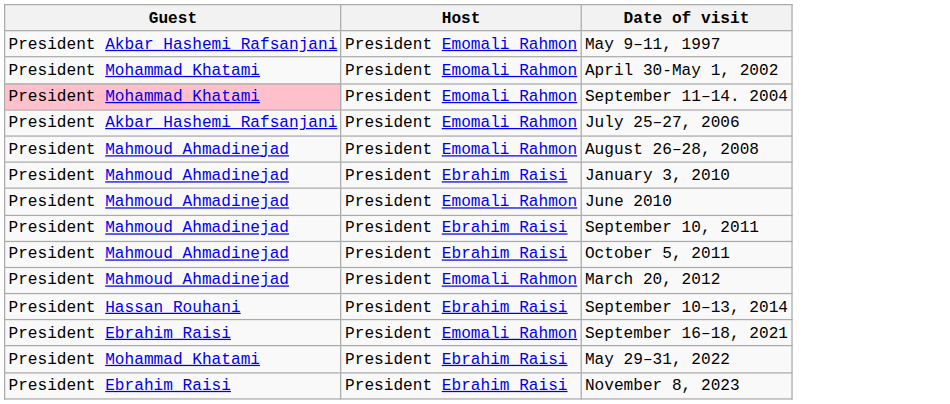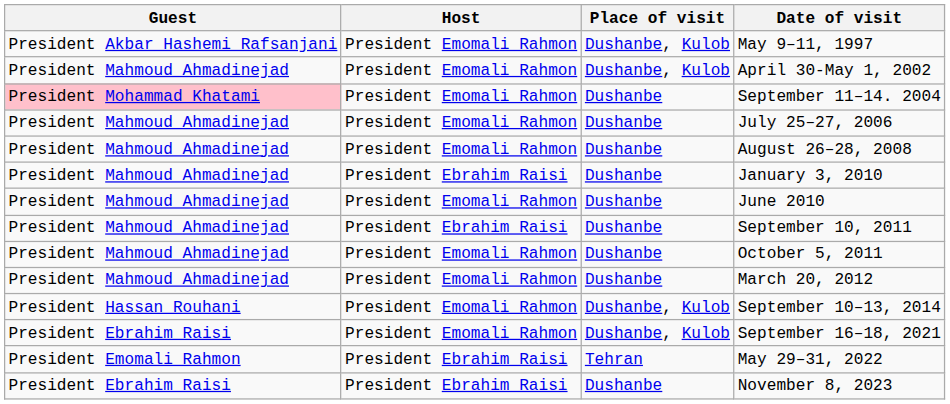+ column: (657, 18)
(134, 70) President Mohammad Khatami -> (149, 70) President Mahmoud Ahmadinejad
(173, 123) President Akbar Hashemi Rafsanjani -> (149, 123) President Mahmoud Ahmadinejad
(456, 254) President Ebrahim Raisi -> (461, 254) President Emomali Rahmon
(456, 307) President Ebrahim Raisi -> (461, 307) President Emomali Rahmon
(134, 359) President Mohammad Khatami -> (125, 359) President Emomali Rahmon
